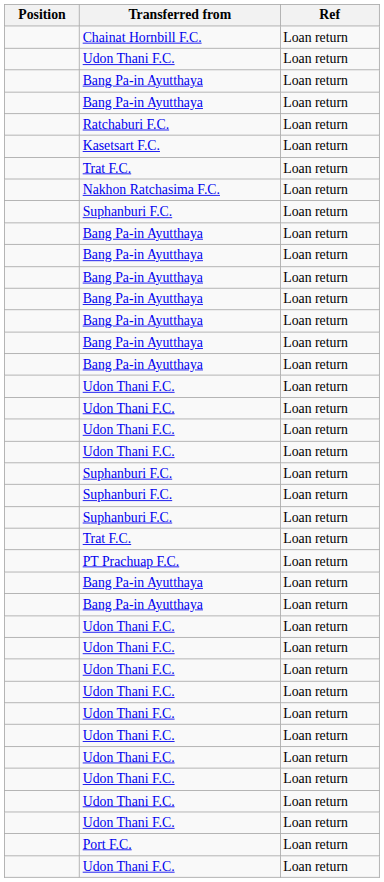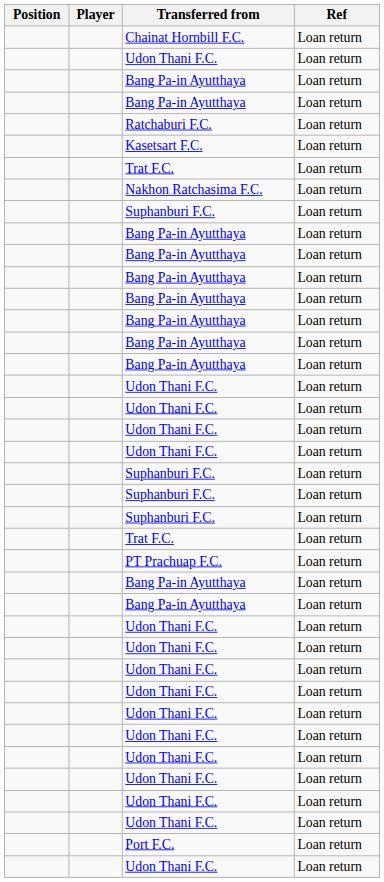+ column: (96, 15)
